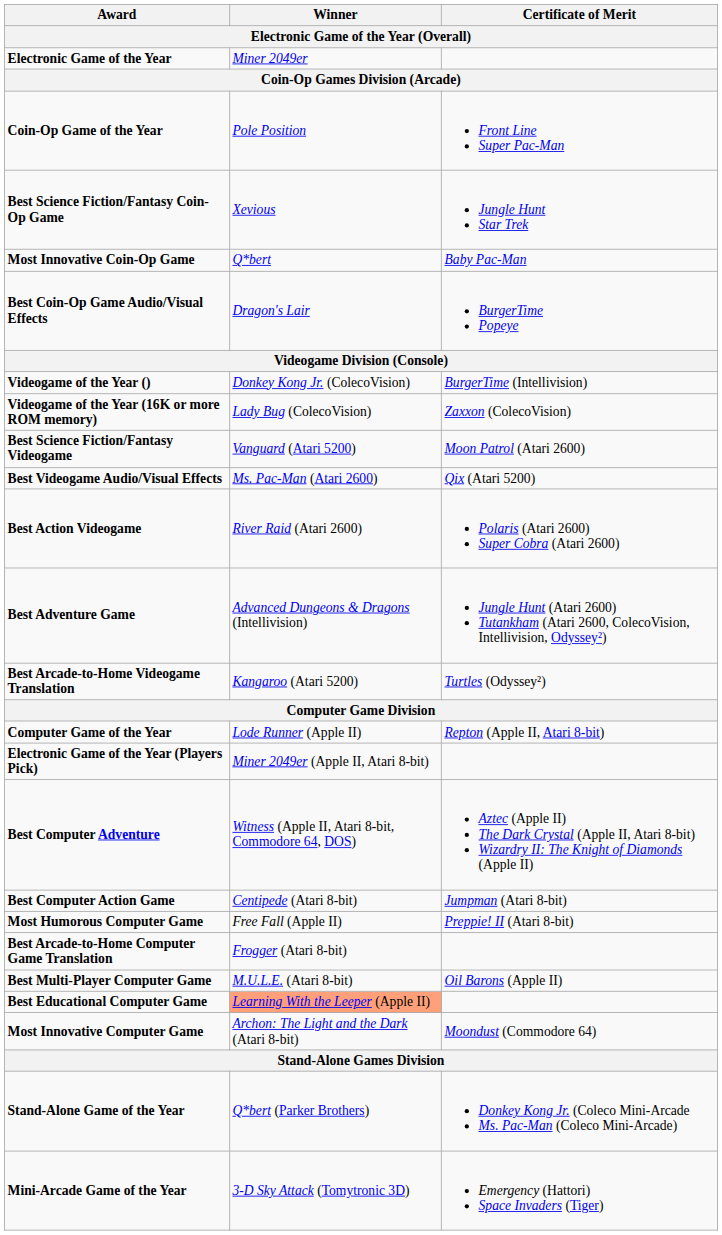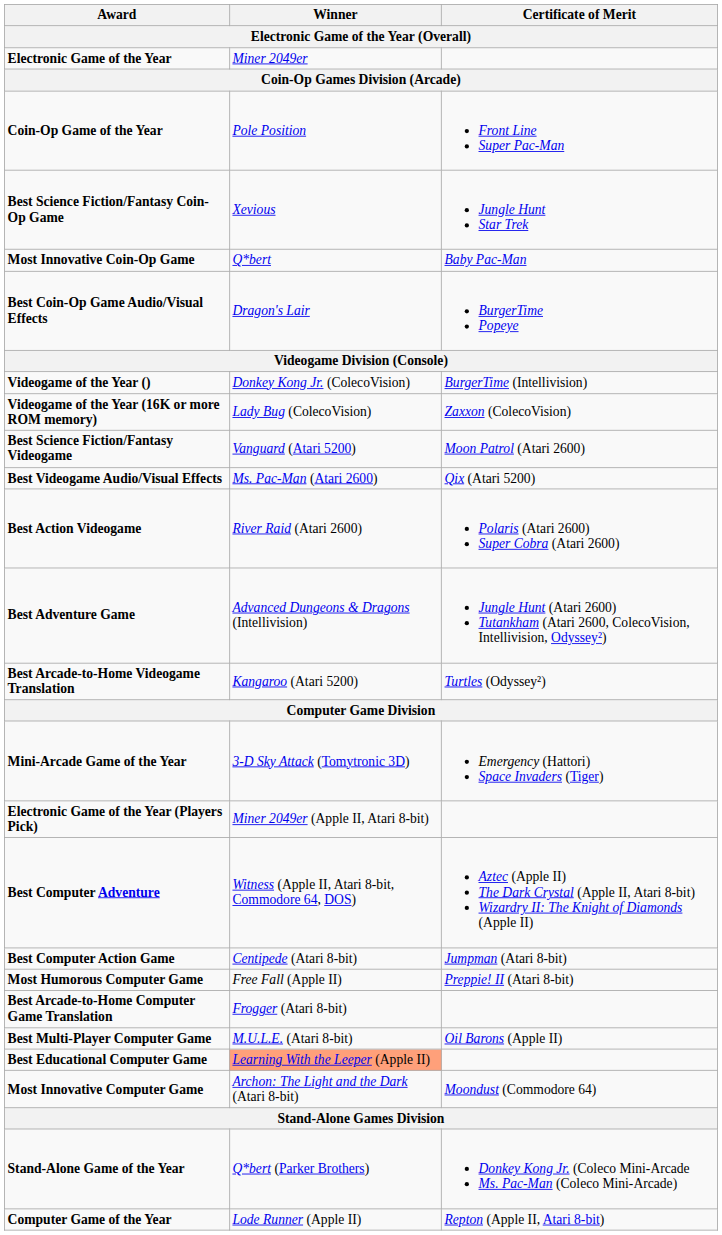rows swapped: (90, 732) <-> (97, 1190)
